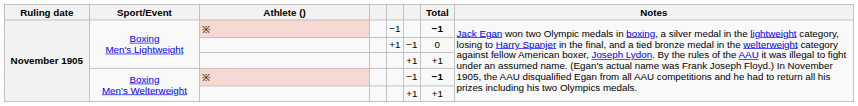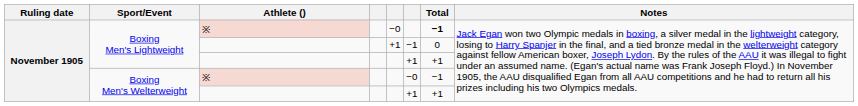(395, 29) −1 -> (395, 29) −0
(412, 77) −1 -> (412, 77) −0
(437, 77) bold -> (437, 77) normal
